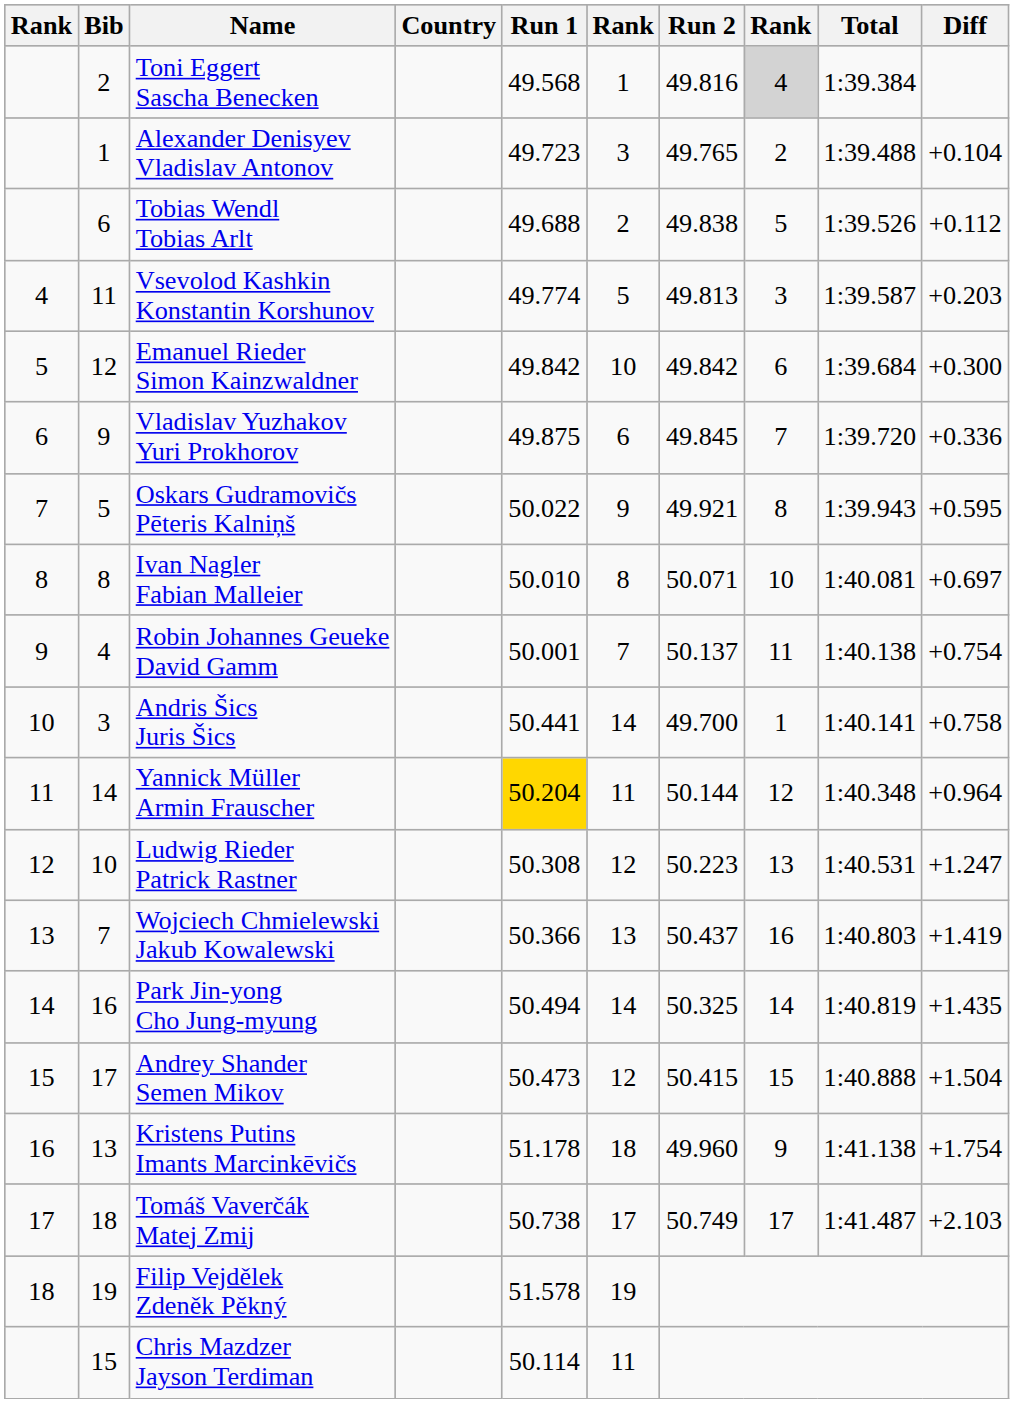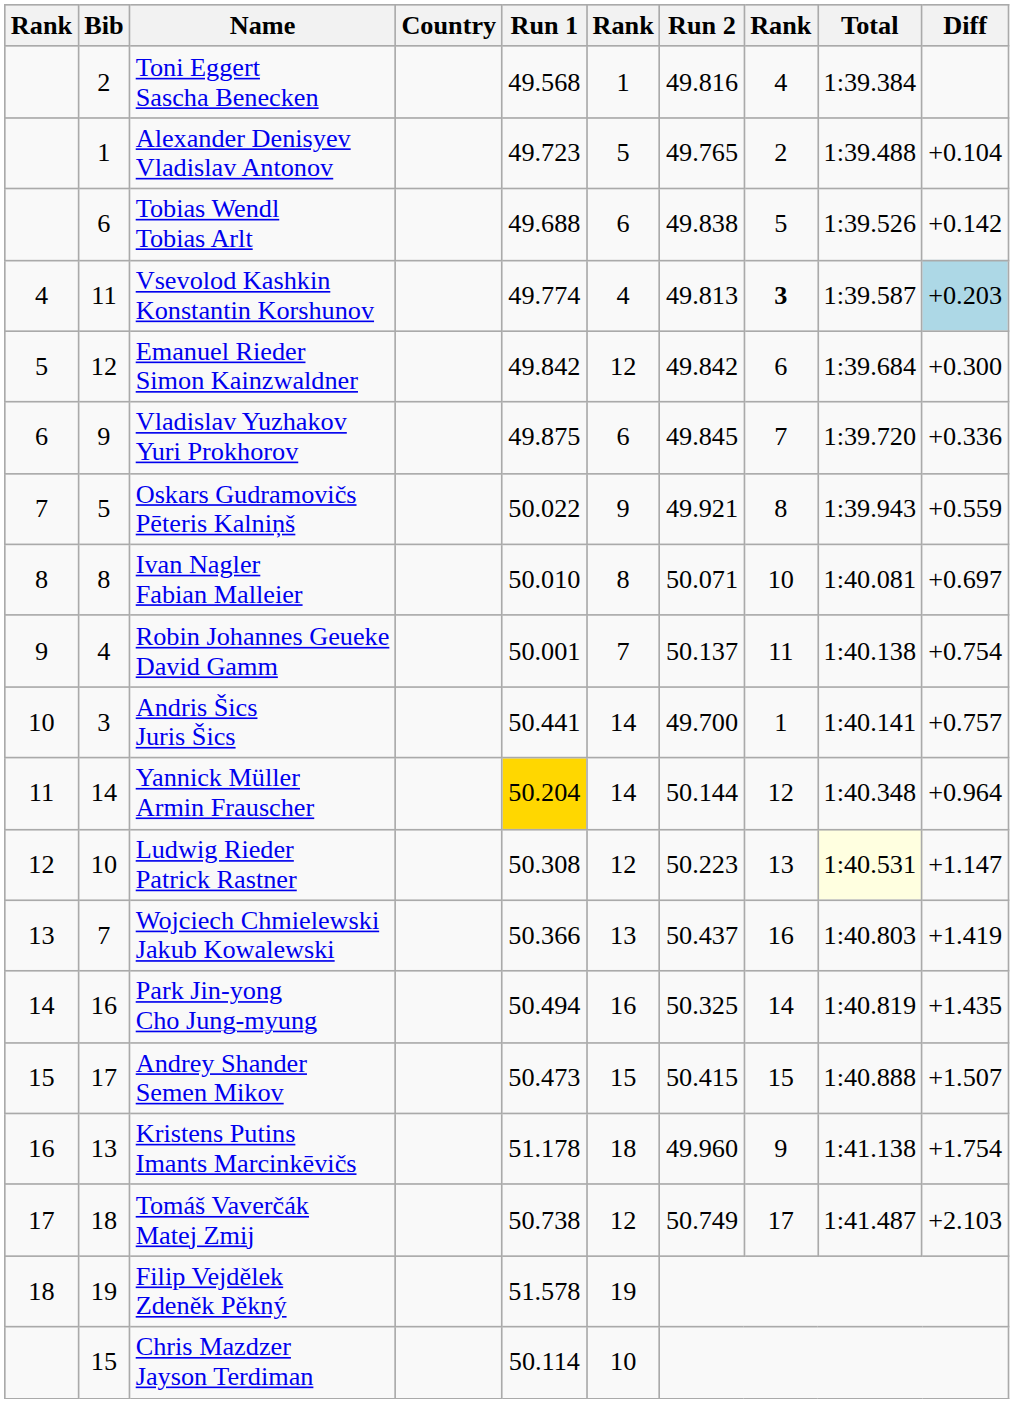(781, 81) lightgrey background -> (781, 81) no background
(623, 152) 3 -> (623, 152) 5
(623, 223) 2 -> (623, 223) 6
(965, 223) +0.112 -> (965, 223) +0.142
(623, 295) 5 -> (623, 295) 4
(781, 295) normal -> (781, 295) bold
(965, 295) no background -> (965, 295) lightblue background
(623, 366) 10 -> (623, 366) 12
(965, 508) +0.595 -> (965, 508) +0.559
(965, 721) +0.758 -> (965, 721) +0.757
(623, 793) 11 -> (623, 793) 14
(870, 864) no background -> (870, 864) lightyellow background
(965, 864) +1.247 -> (965, 864) +1.147
(623, 1006) 14 -> (623, 1006) 16
(623, 1077) 12 -> (623, 1077) 15
(965, 1077) +1.504 -> (965, 1077) +1.507
(623, 1219) 17 -> (623, 1219) 12
(623, 1362) 11 -> (623, 1362) 10
